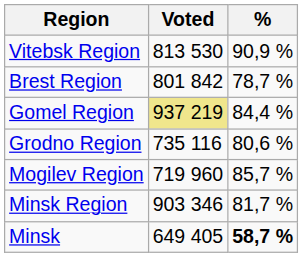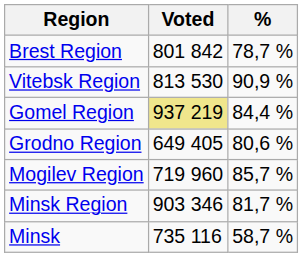rows swapped: (66, 81) <-> (75, 50)
(187, 143) 735 116 -> (188, 143) 649 405
(188, 236) 649 405 -> (187, 236) 735 116
(263, 236) bold -> (263, 236) normal
